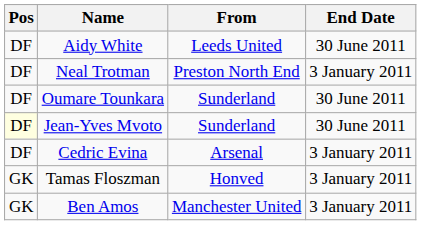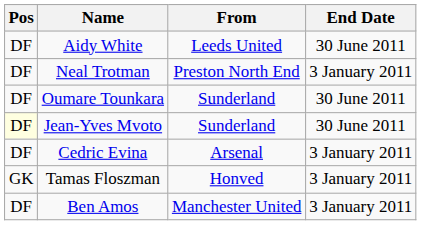(21, 206) GK -> (21, 206) DF
